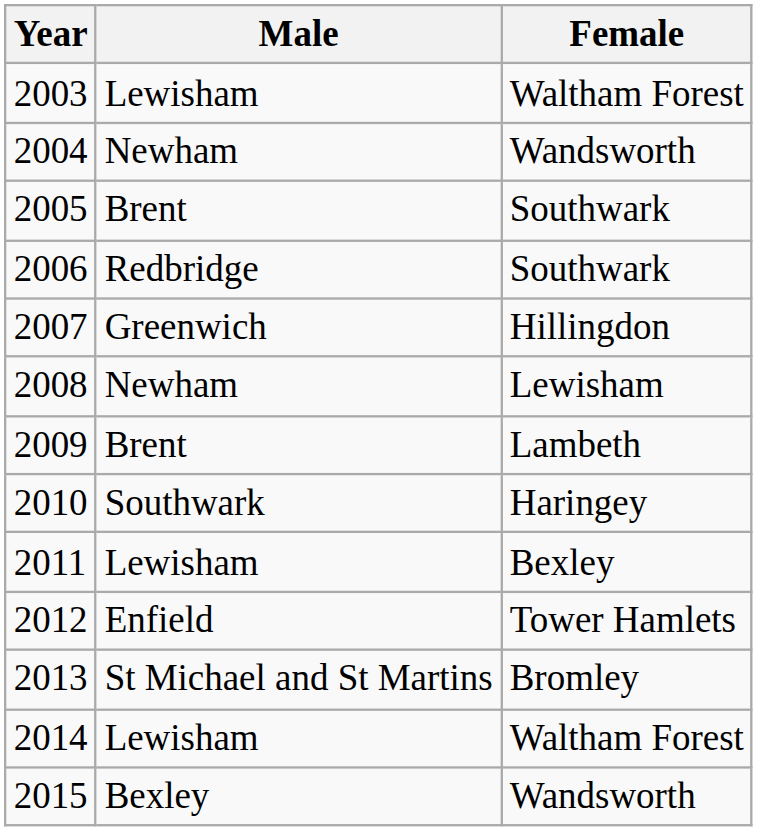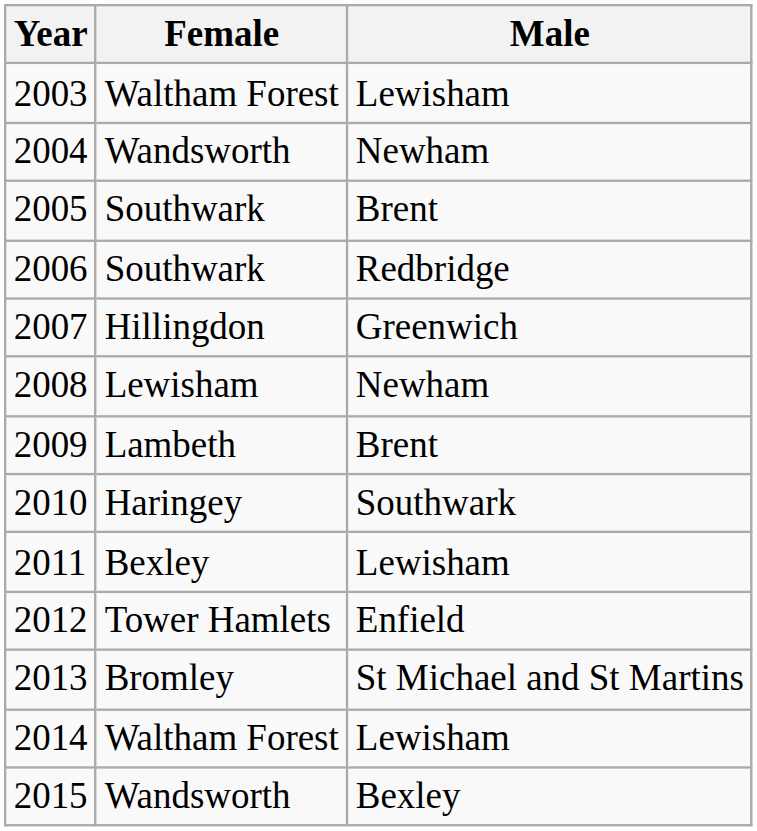columns swapped: (299, 33) <-> (627, 33)
